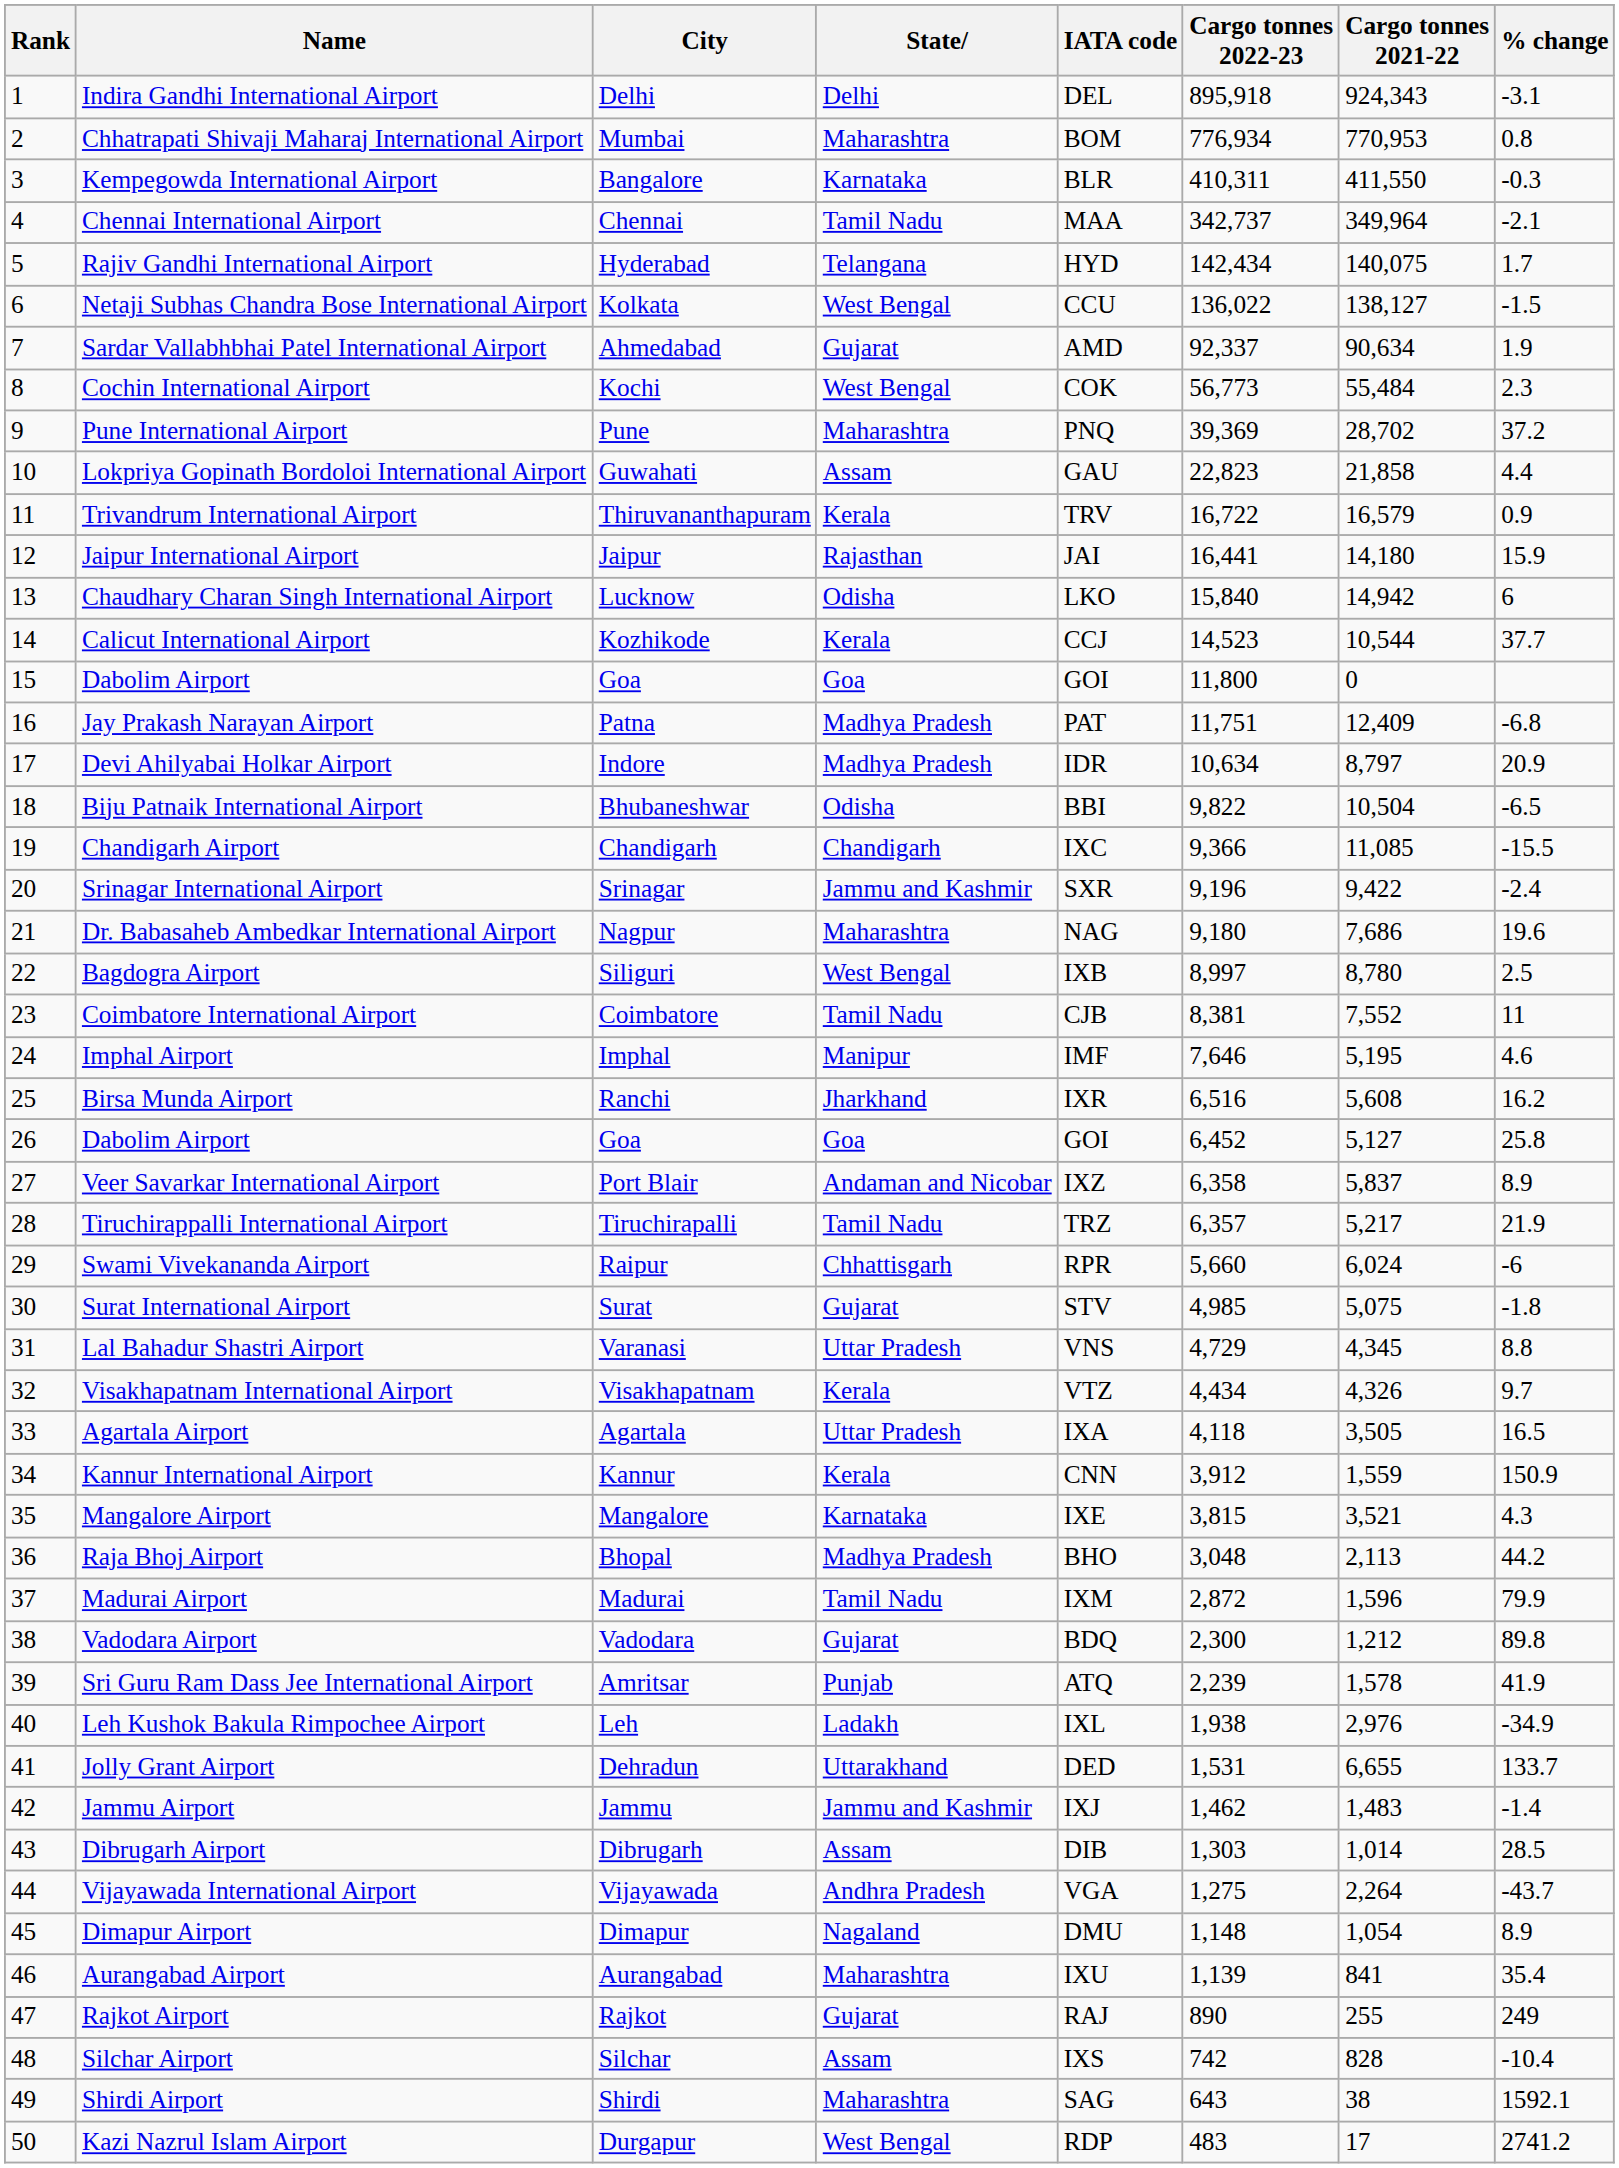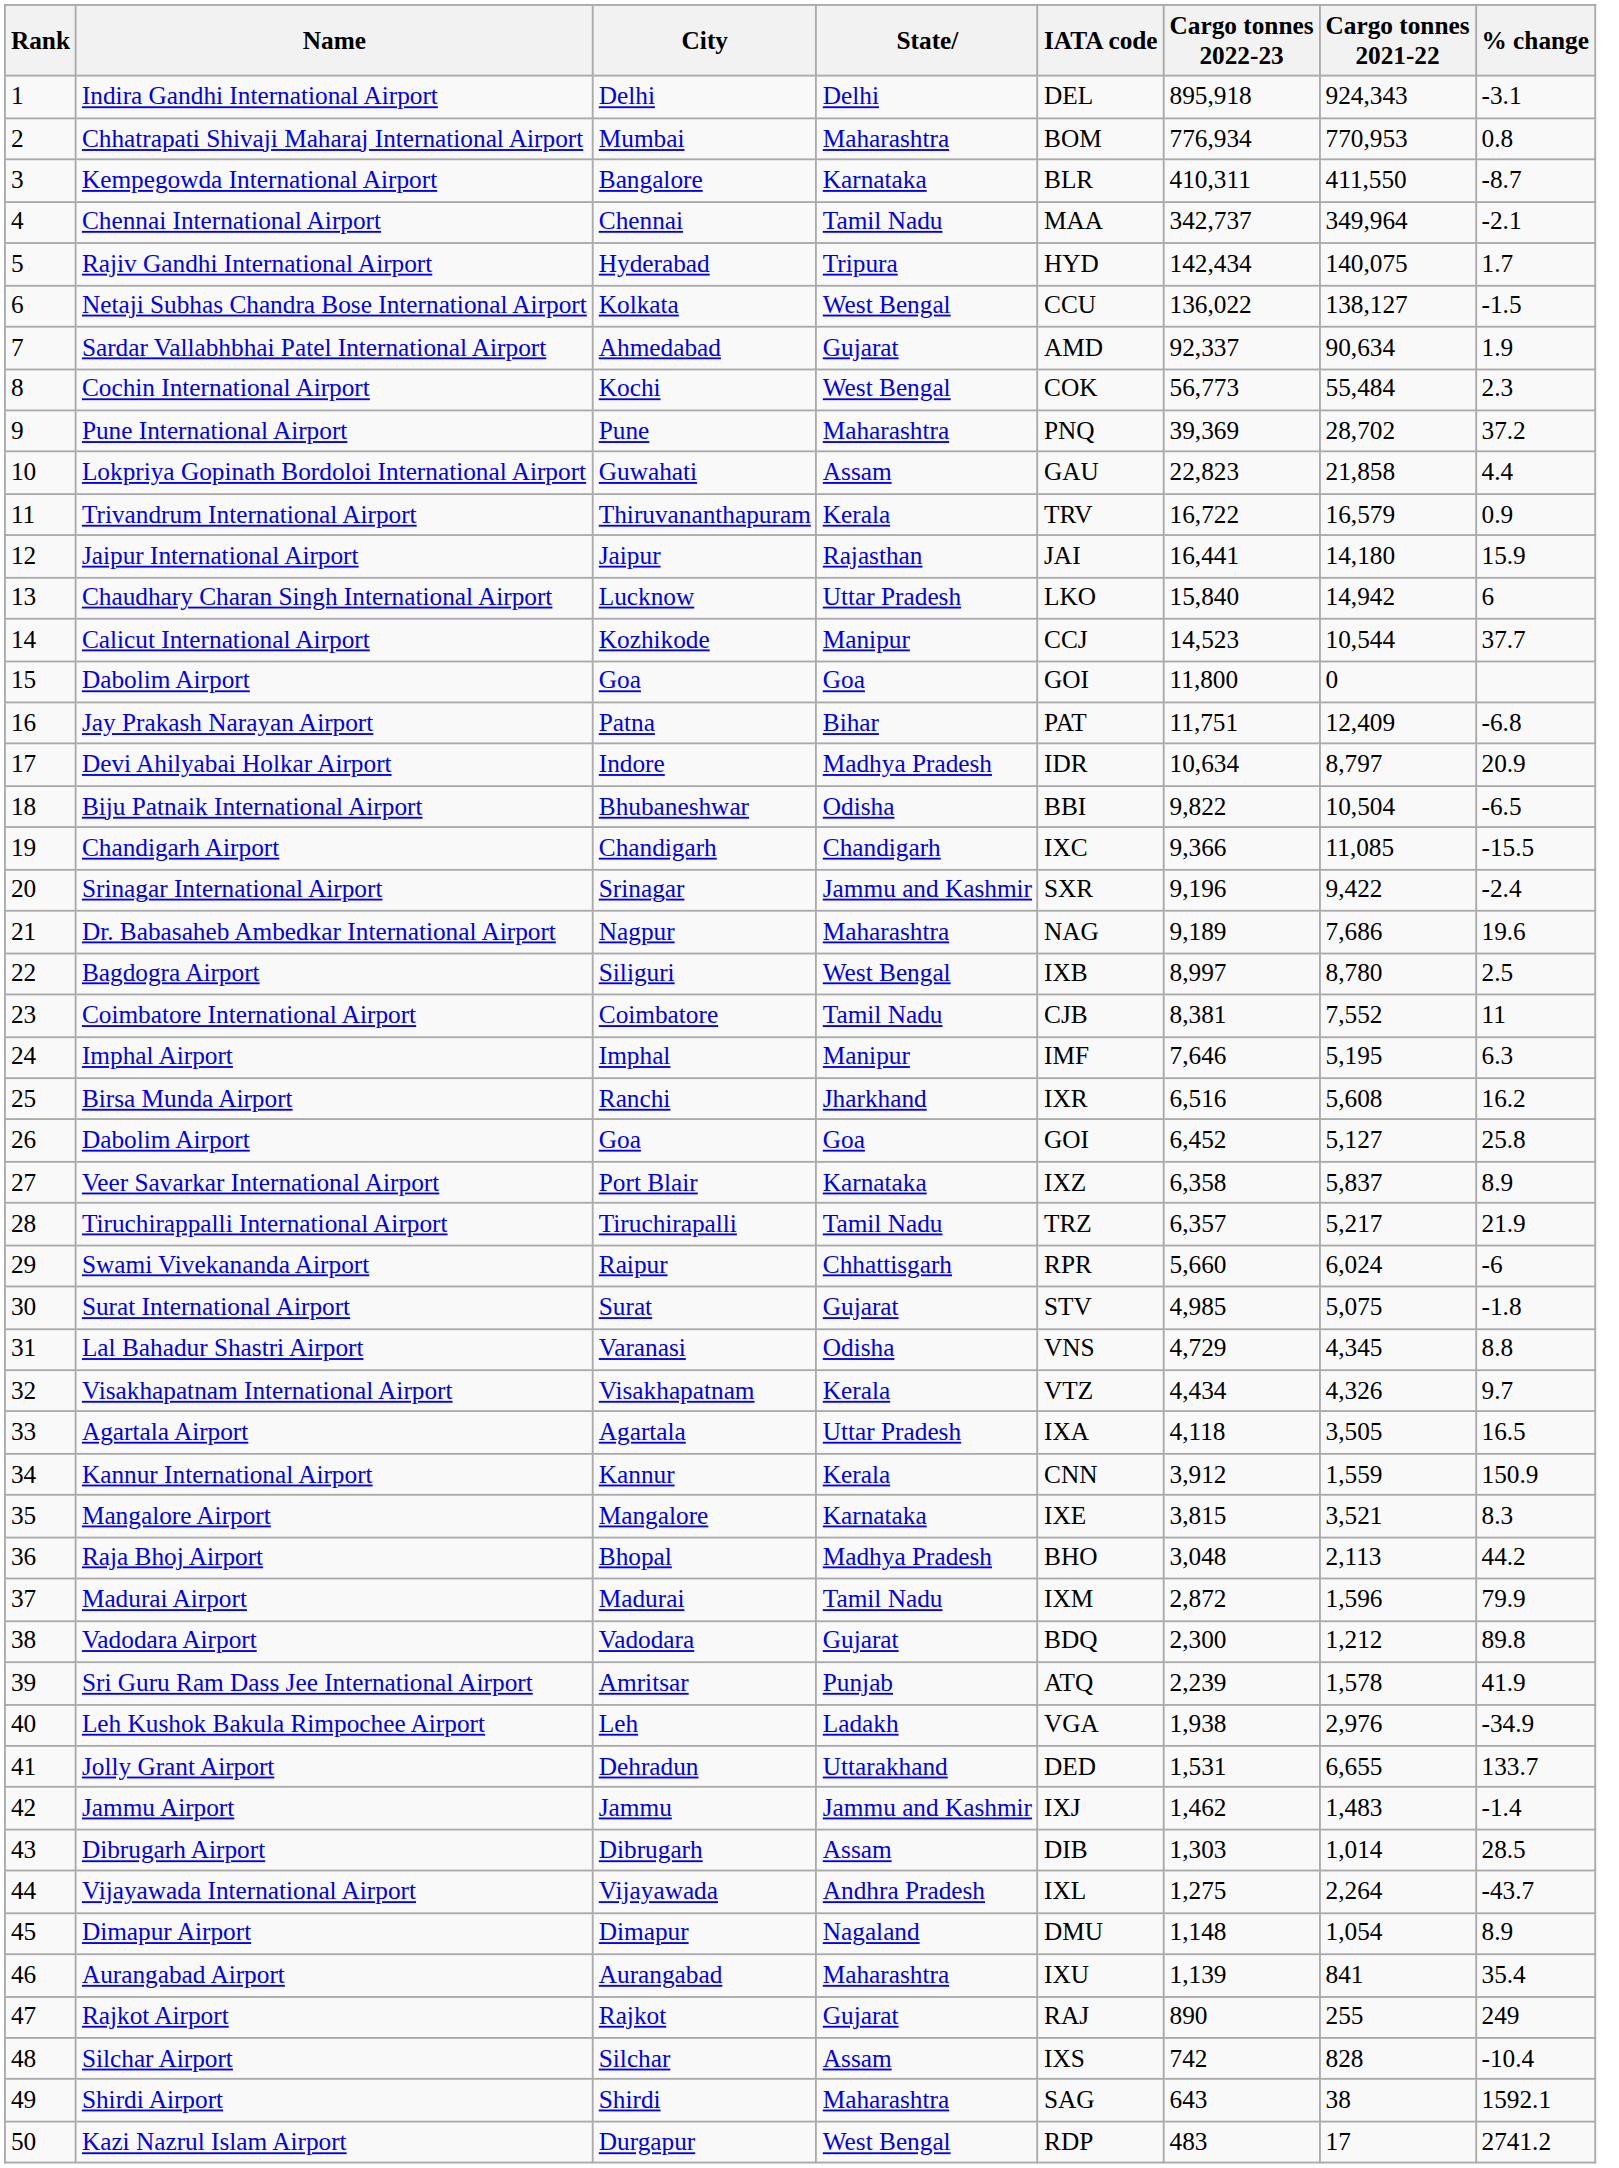(1521, 179) -0.3 -> (1502, 179) -8.7
(875, 263) Telangana -> (860, 263) Tripura
(859, 597) Odisha -> (892, 597) Uttar Pradesh
(856, 638) Kerala -> (866, 638) Manipur
(907, 722) Madhya Pradesh -> (851, 722) Bihar
(1218, 931) 9,180 -> (1198, 931) 9,189
(1517, 1056) 4.6 -> (1497, 1056) 6.3
(937, 1181) Andaman and Nicobar -> (875, 1181) Karnataka
(892, 1348) Uttar Pradesh -> (859, 1348) Odisha
(1517, 1515) 4.3 -> (1497, 1515) 8.3
(1085, 1724) IXL -> (1071, 1724) VGA
(1091, 1891) VGA -> (1065, 1891) IXL
